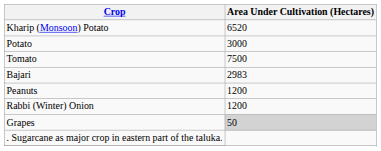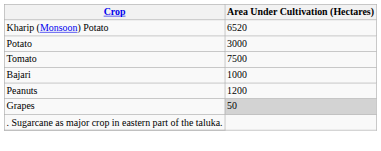(237, 75) 2983 -> (237, 75) 1000
- row: (50, 106)
